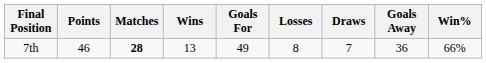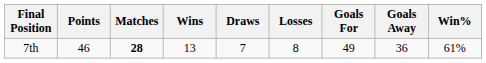columns swapped: (349, 21) <-> (243, 21)
(455, 48) 66% -> (455, 48) 61%
